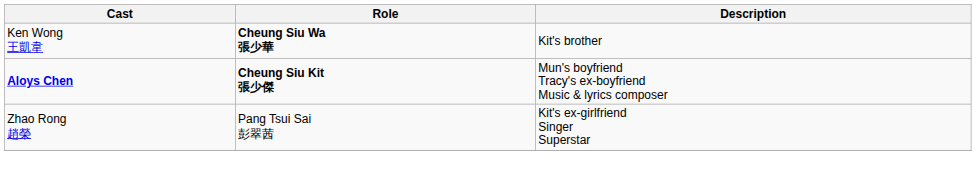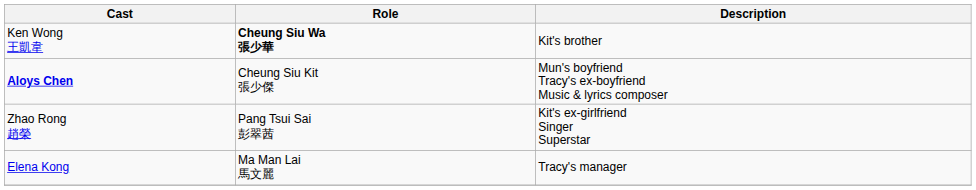(281, 80) bold -> (278, 80) normal
+ row: (38, 167)
